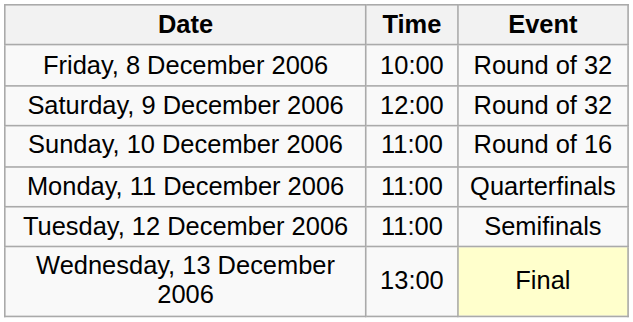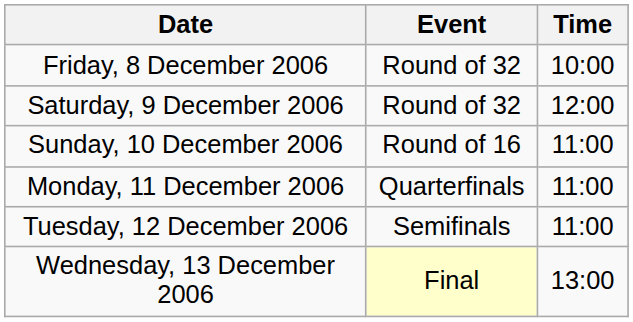columns swapped: (412, 24) <-> (543, 24)
